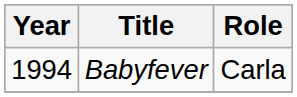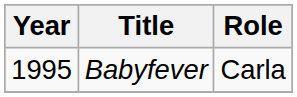(42, 69) 1994 -> (42, 69) 1995
